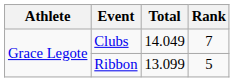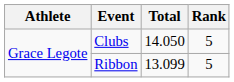(165, 41) 14.049 -> (165, 41) 14.050
(209, 41) 7 -> (209, 41) 5
